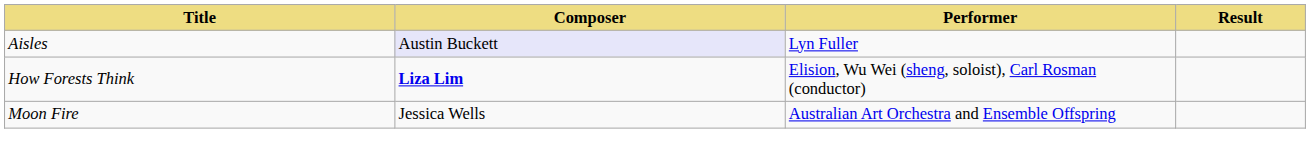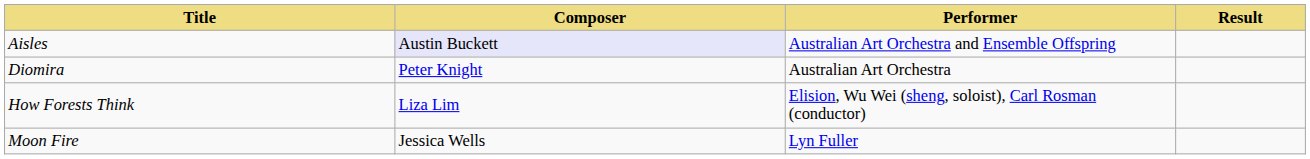(823, 43) Lyn Fuller -> (952, 43) Australian Art Orchestra and Ensemble Offspring
+ row: (36, 69)
(431, 79) bold -> (429, 105) normal
(952, 114) Australian Art Orchestra and Ensemble Offspring -> (823, 140) Lyn Fuller
